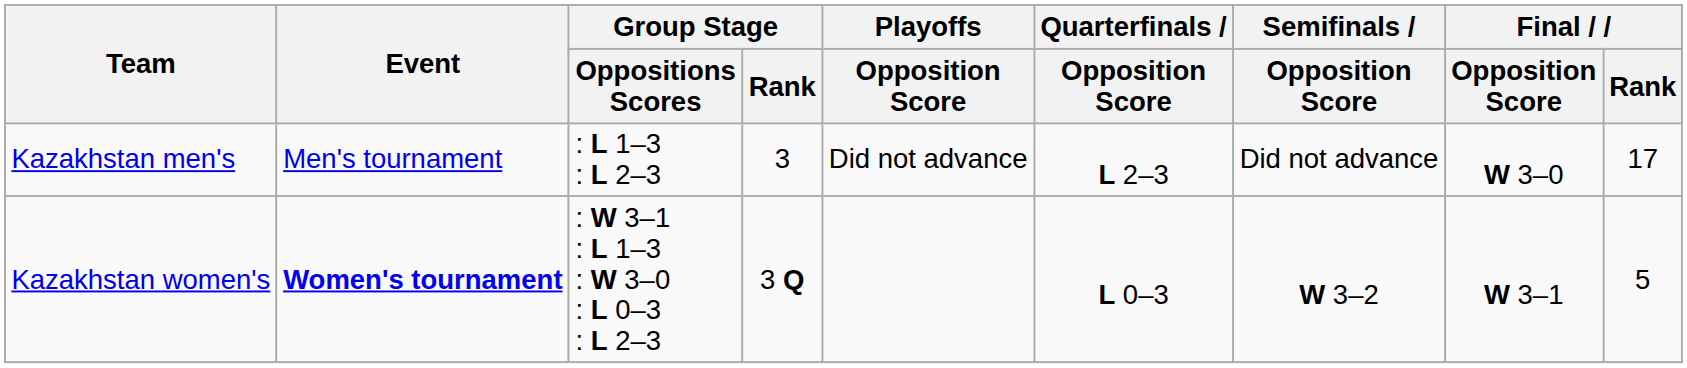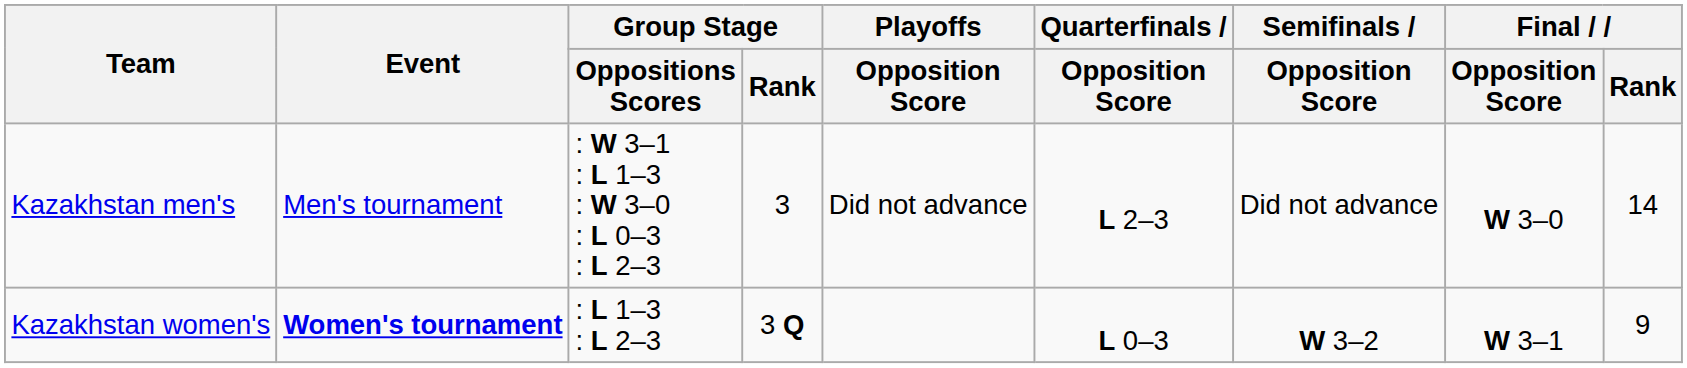(618, 160) : L 1–3 : L 2–3 -> (623, 206) : W 3–1 : L 1–3 : W 3–0 : L 0–3 : L 2–3
(1643, 160) 17 -> (1643, 206) 14
(623, 280) : W 3–1 : L 1–3 : W 3–0 : L 0–3 : L 2–3 -> (618, 326) : L 1–3 : L 2–3
(1643, 280) 5 -> (1643, 326) 9
